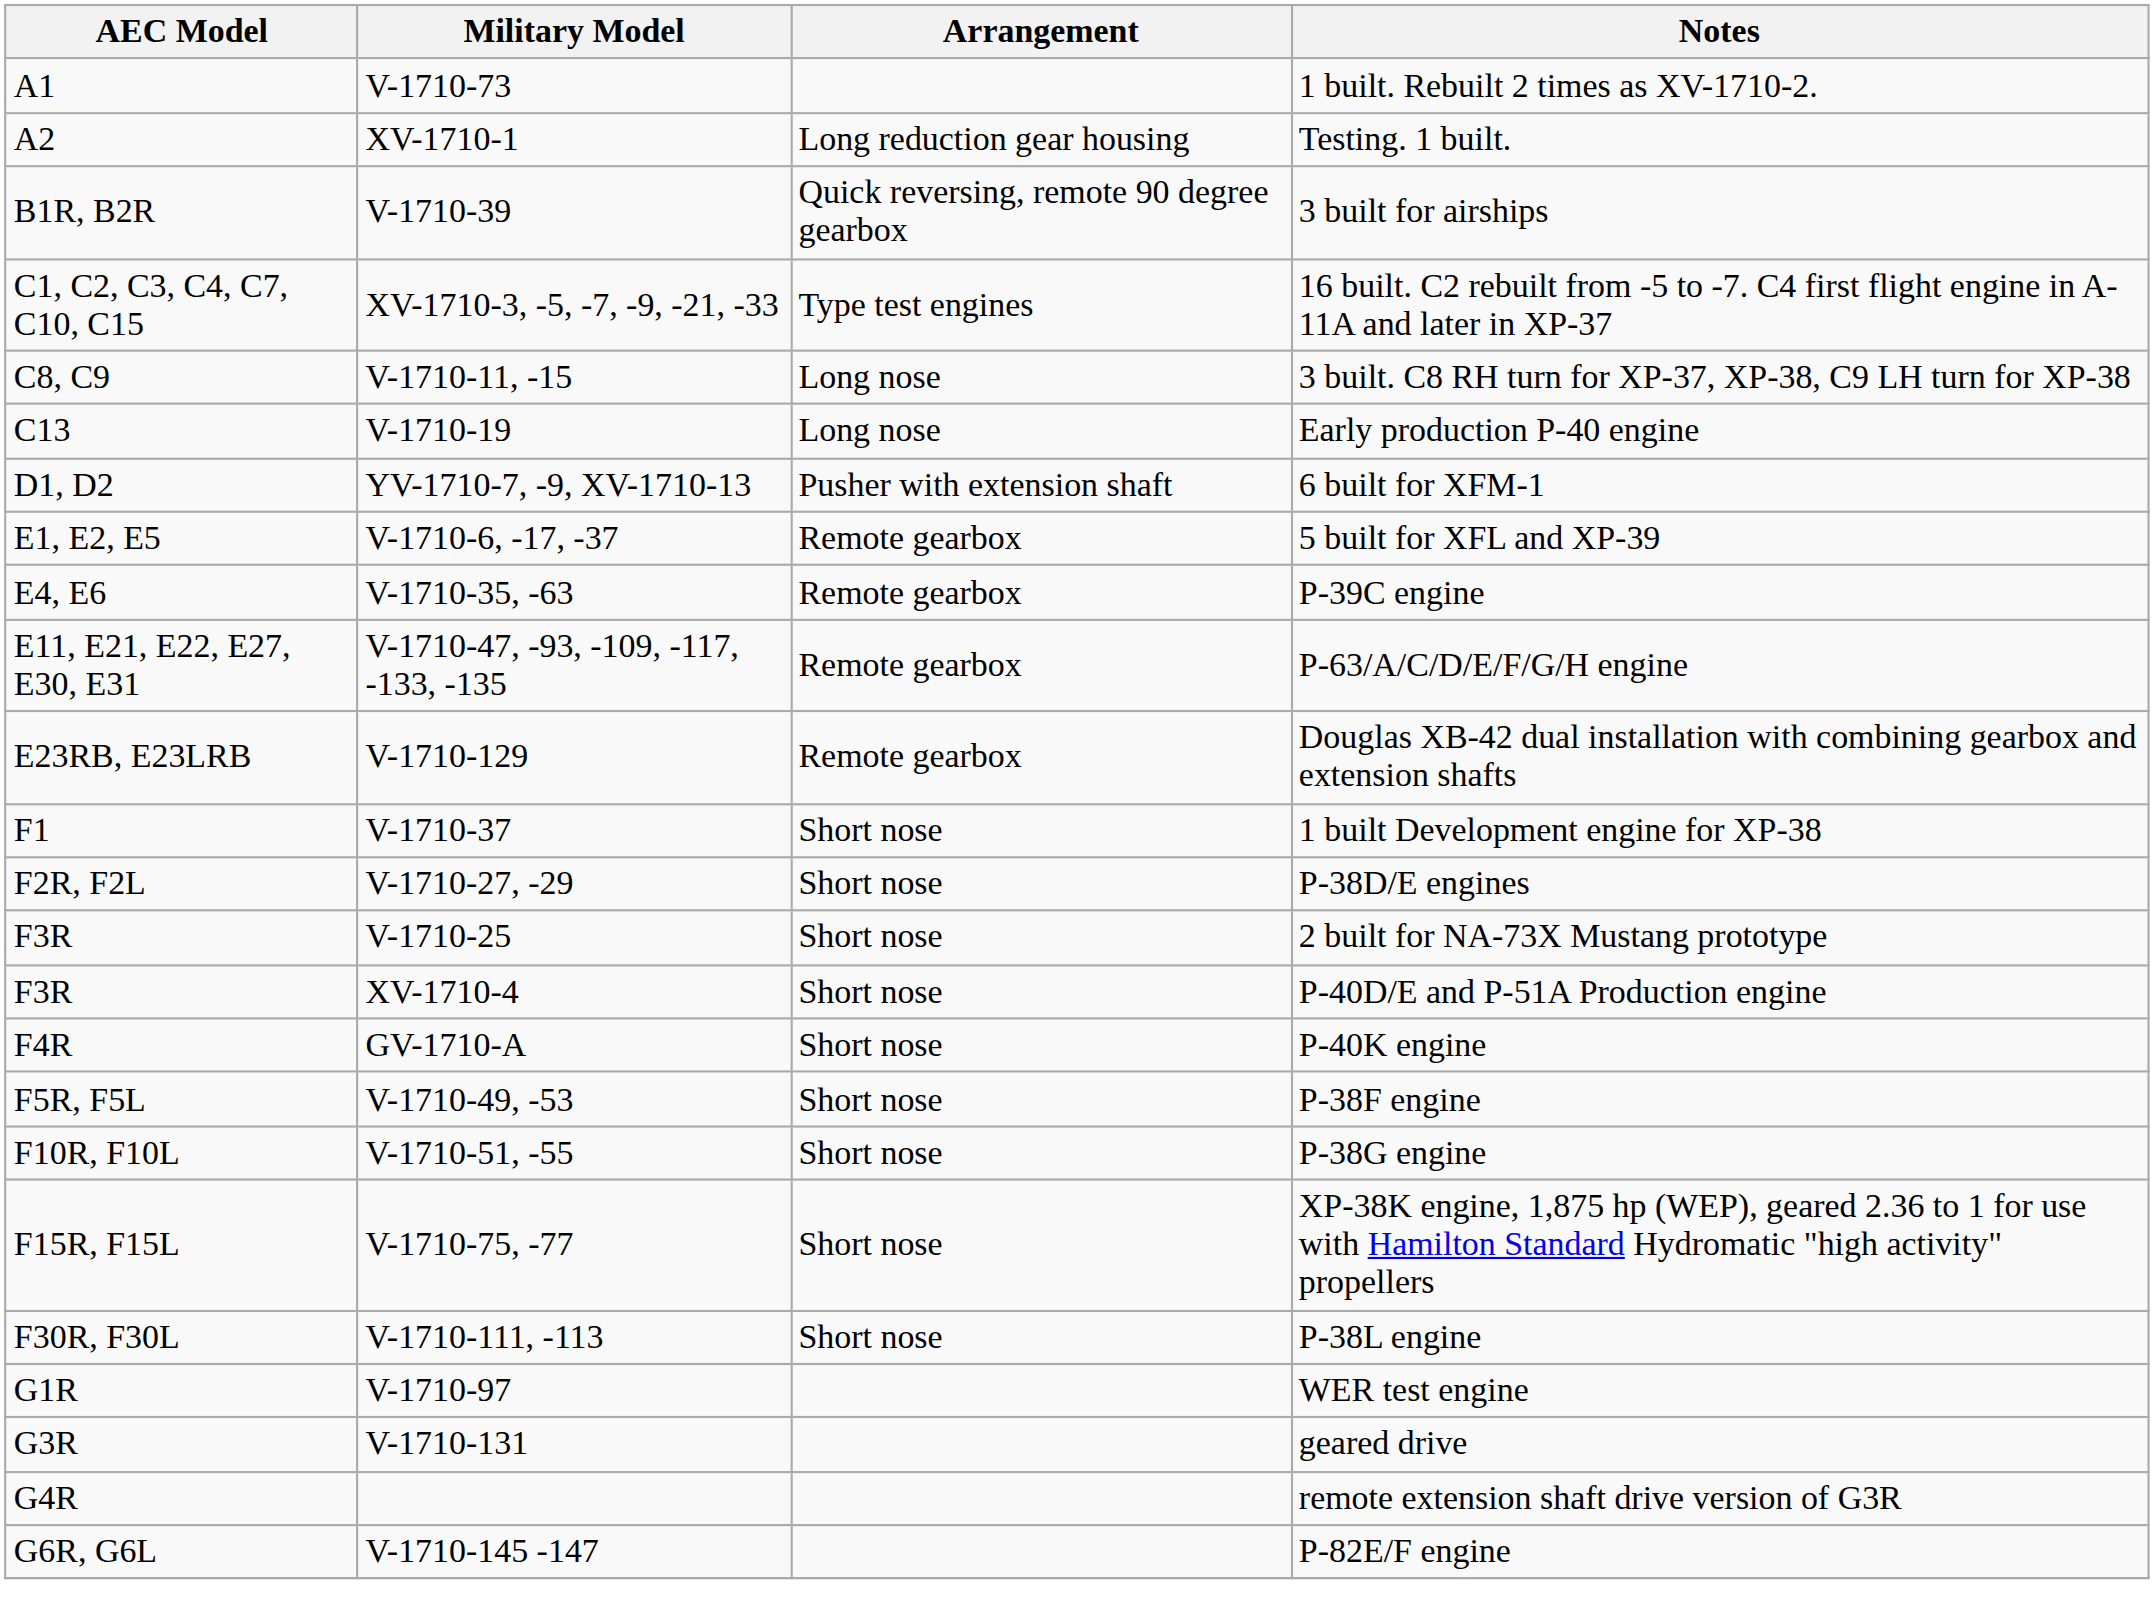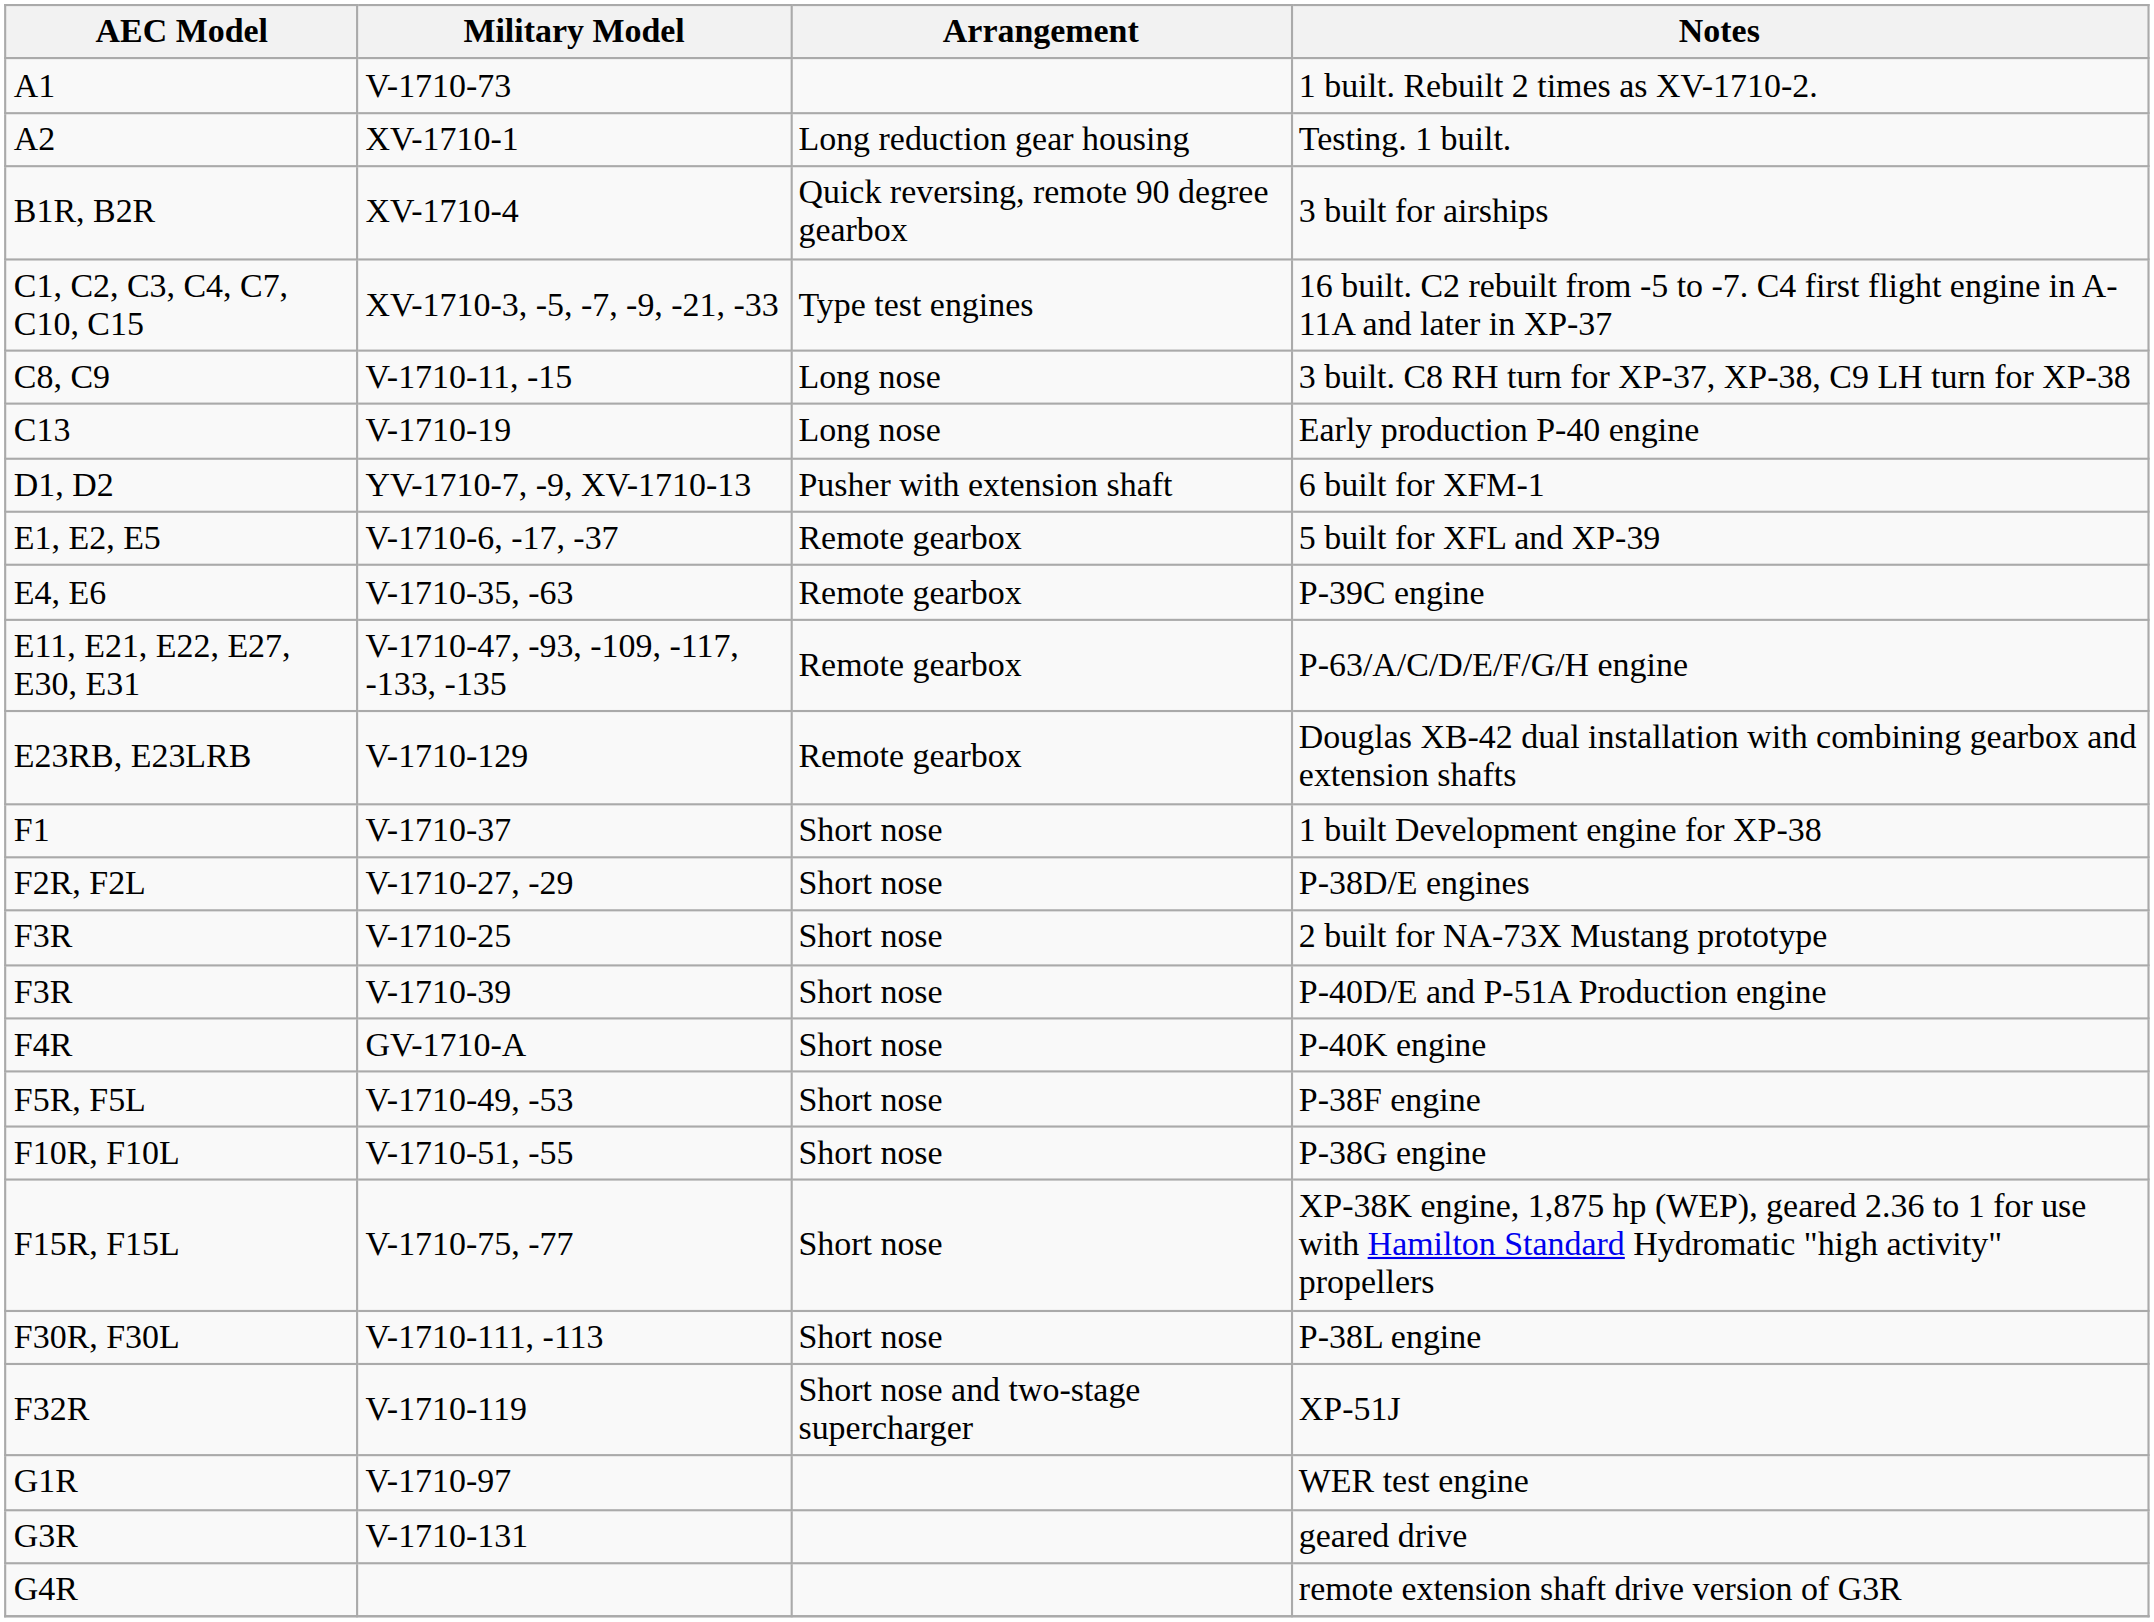(438, 211) V-1710-39 -> (442, 211) XV-1710-4
(442, 990) XV-1710-4 -> (438, 990) V-1710-39
+ row: (1350, 1409)
- row: (1405, 1551)
